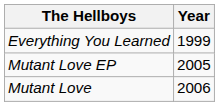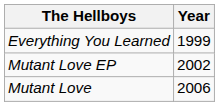(194, 64) 2005 -> (194, 64) 2002
